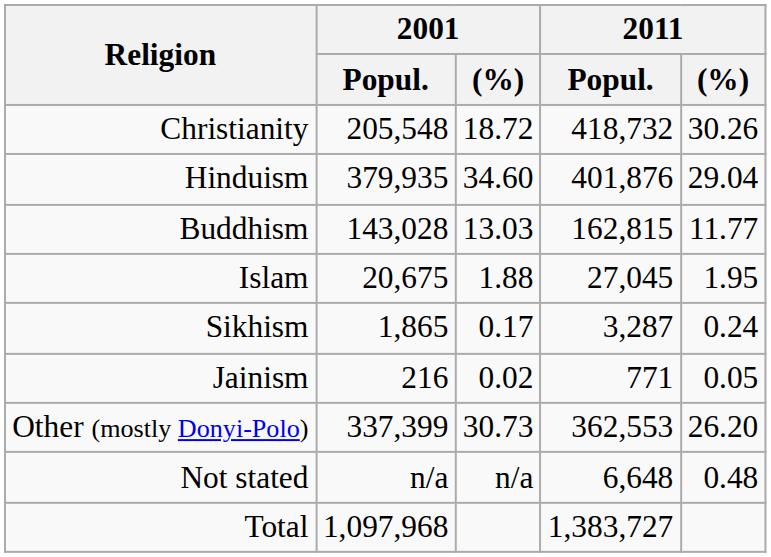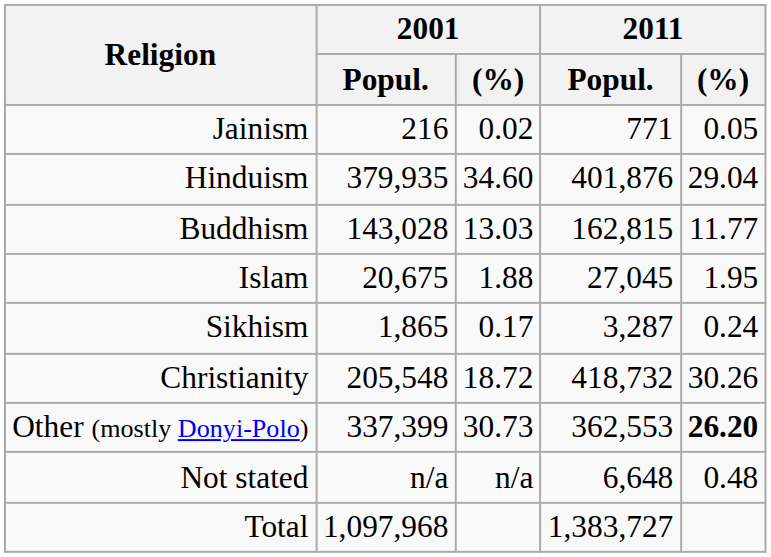rows swapped: (234, 128) <-> (261, 377)
(723, 427) normal -> (723, 427) bold
